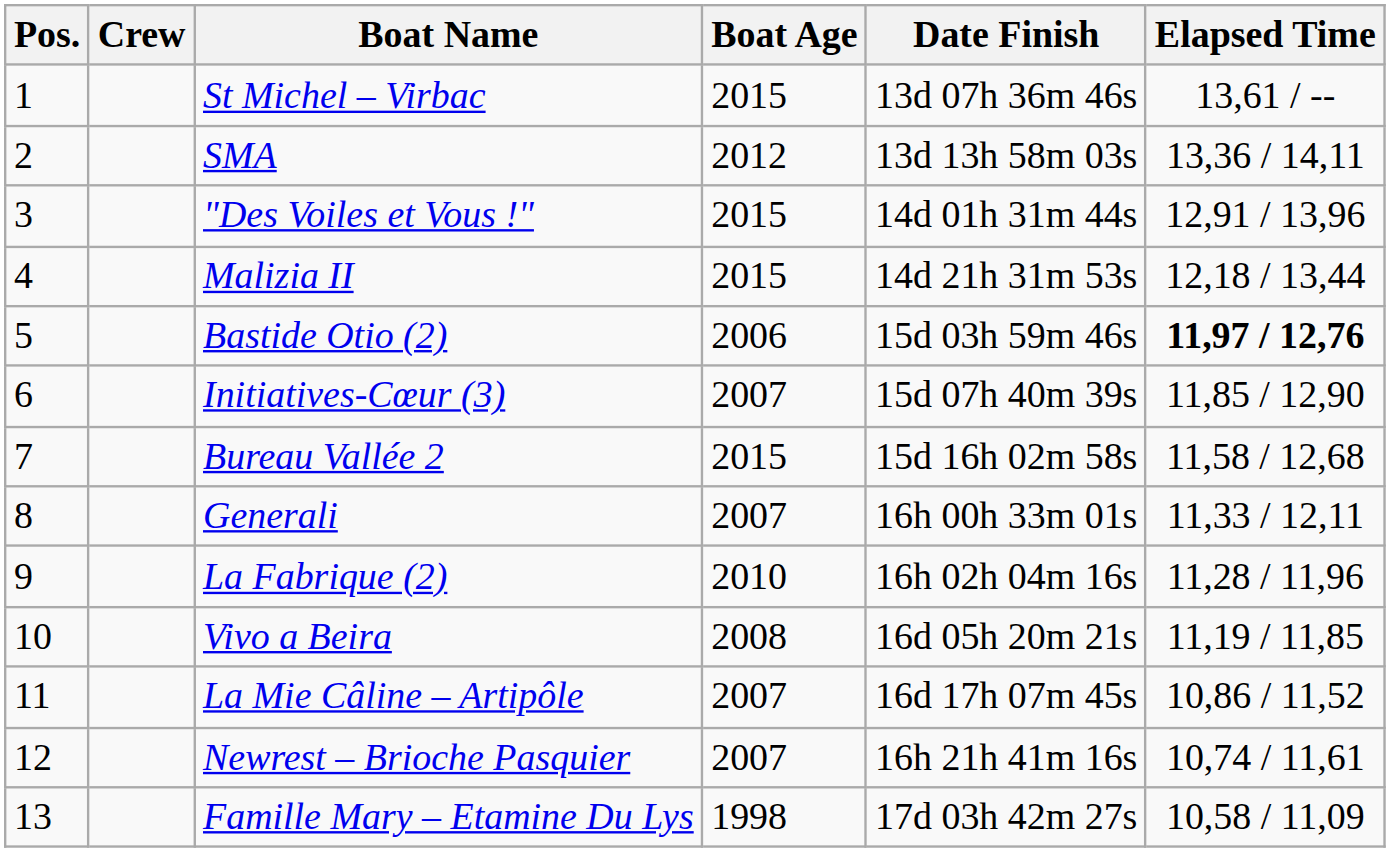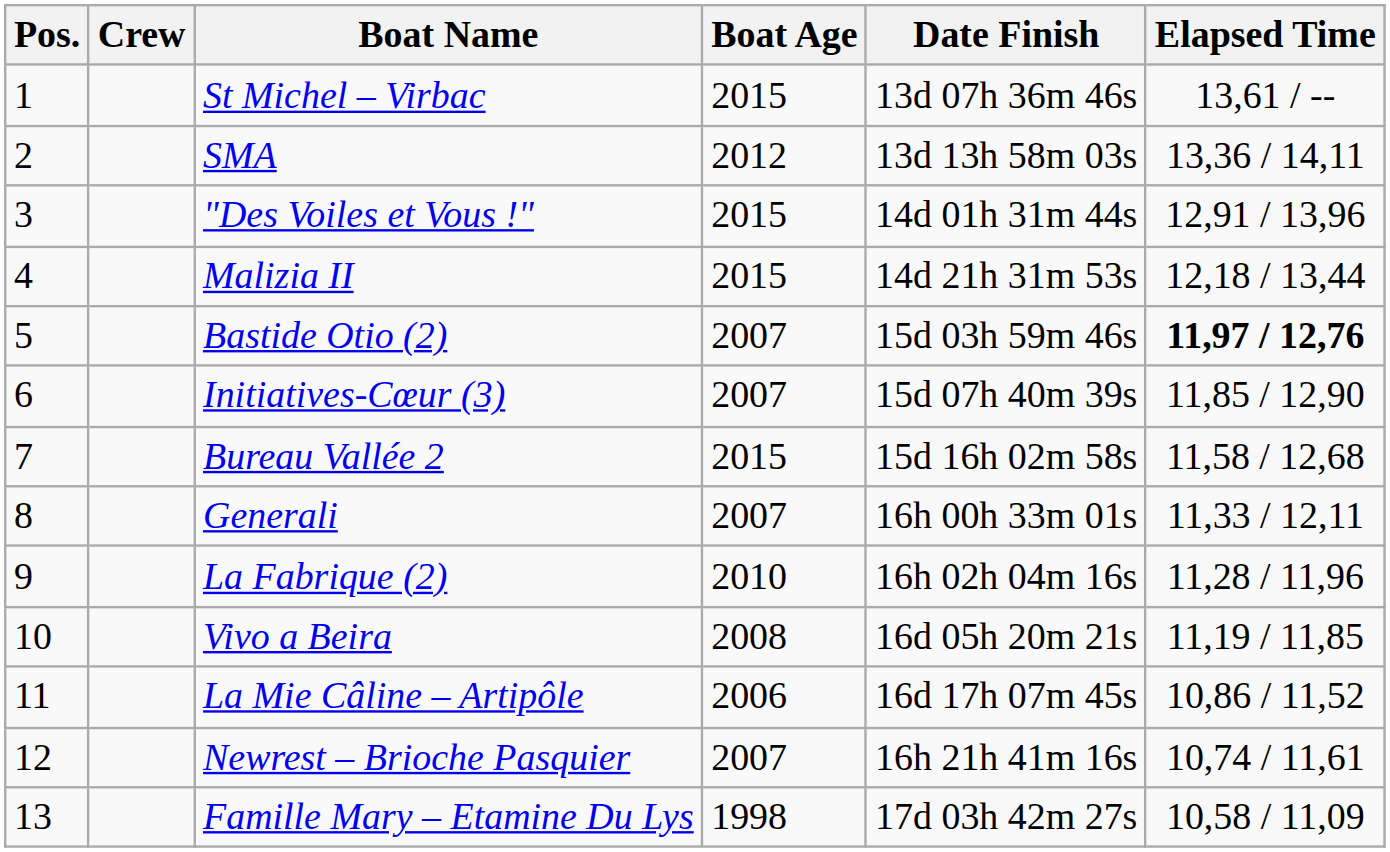(749, 335) 2006 -> (749, 335) 2007
(749, 696) 2007 -> (749, 696) 2006
